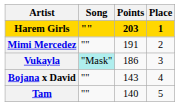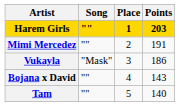columns swapped: (131, 12) <-> (161, 12)
(97, 61) paleturquoise background -> (97, 61) no background
